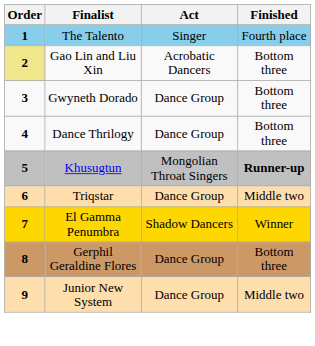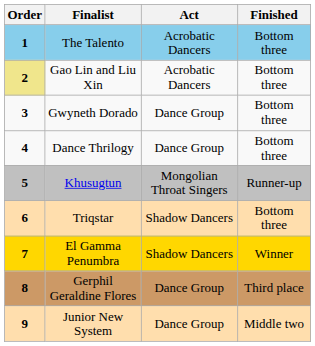(189, 35) Singer -> (189, 42) Acrobatic Dancers
(274, 35) Fourth place -> (274, 42) Bottom three
(274, 168) bold -> (274, 183) normal
(189, 196) Dance Group -> (189, 218) Shadow Dancers
(274, 196) Middle two -> (274, 218) Bottom three
(274, 259) Bottom three -> (274, 288) Third place
